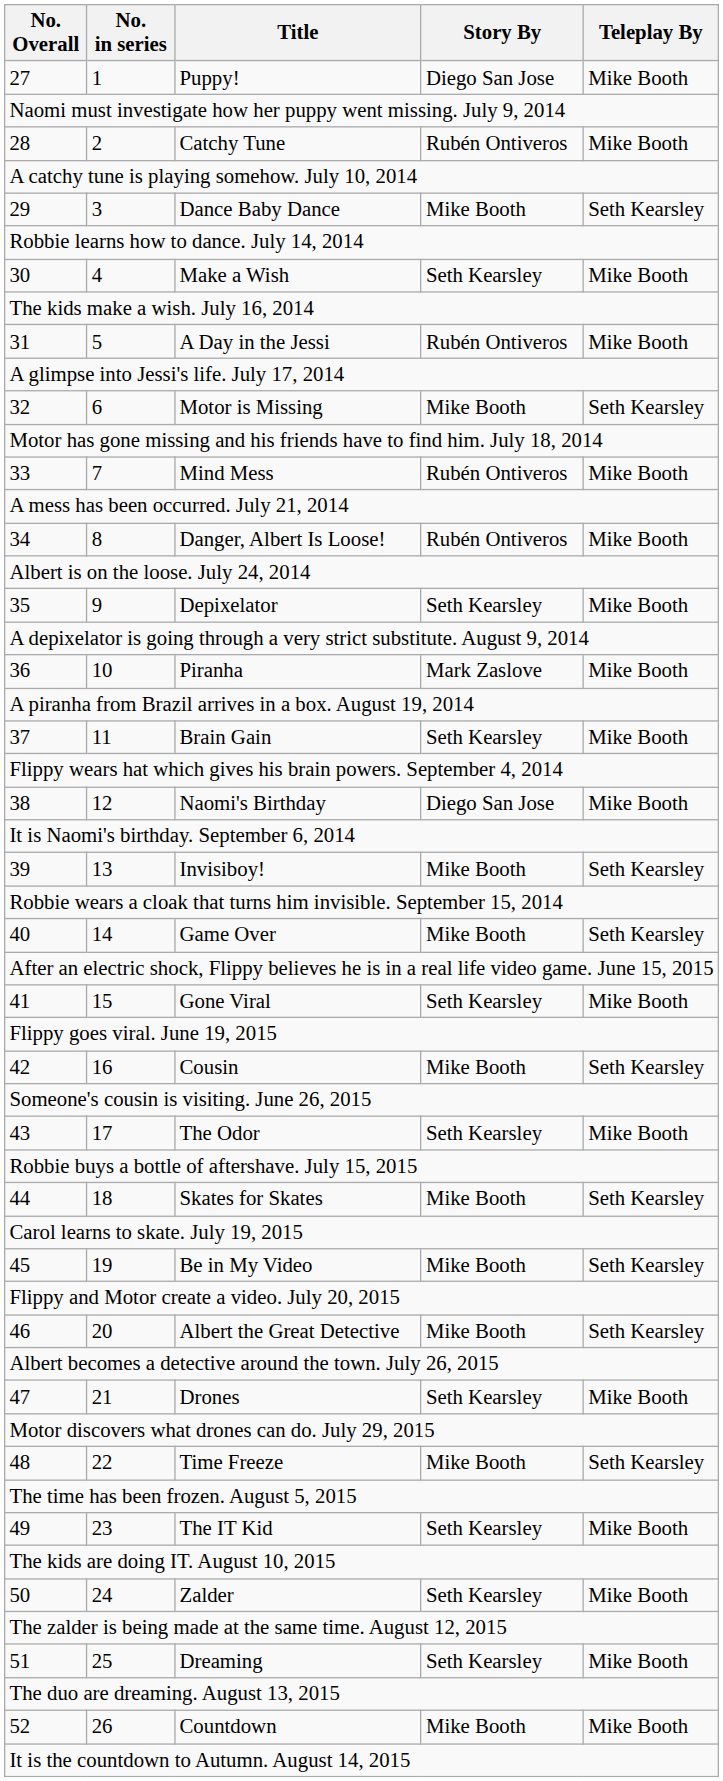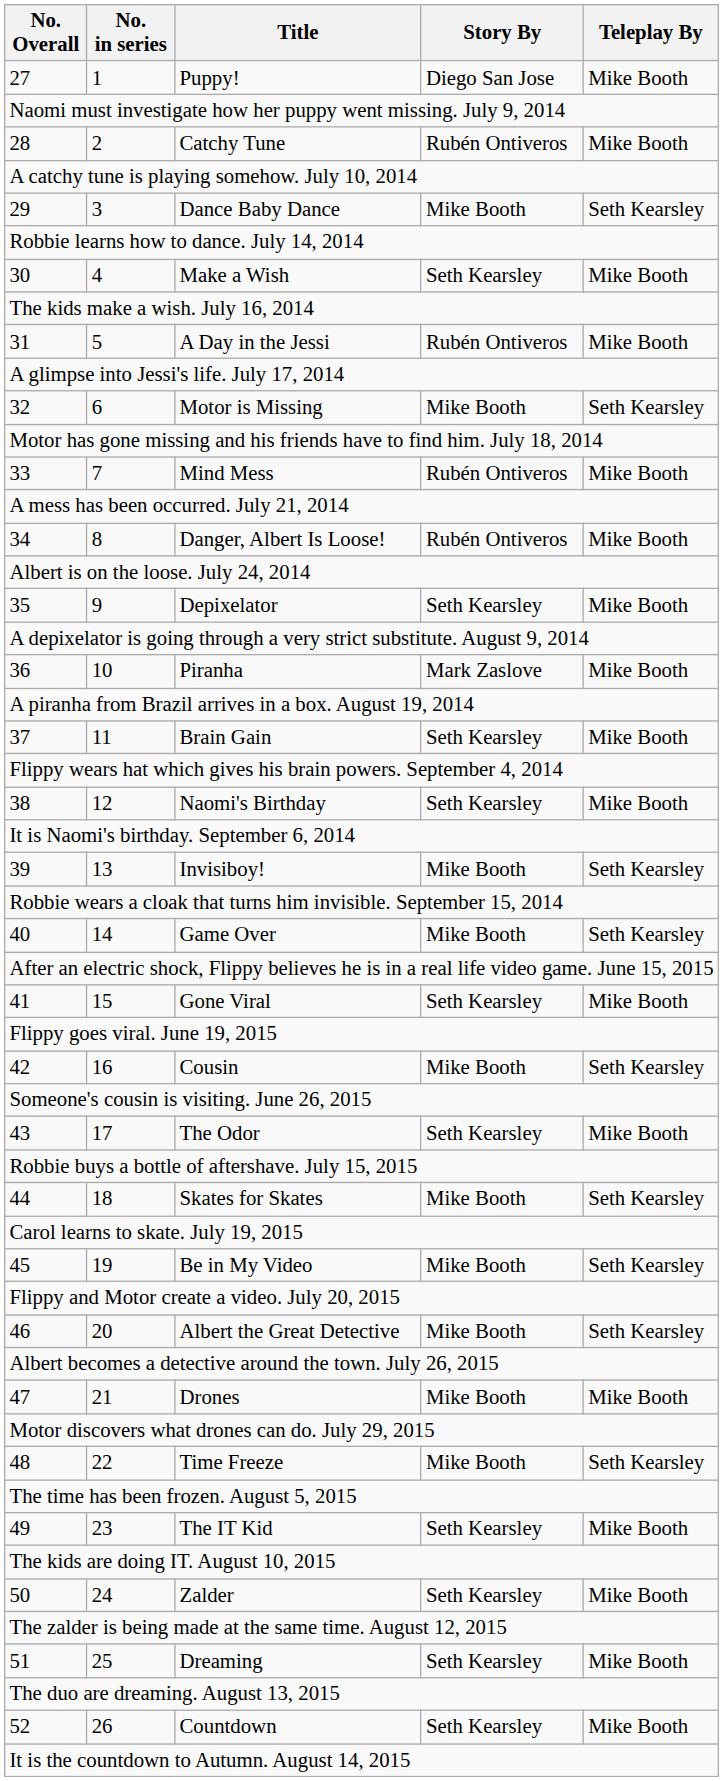(490, 803) Diego San Jose -> (484, 803) Seth Kearsley
(484, 1396) Seth Kearsley -> (476, 1396) Mike Booth
(476, 1726) Mike Booth -> (484, 1726) Seth Kearsley
